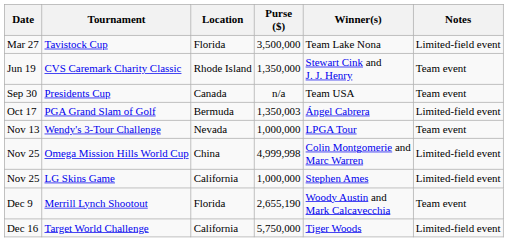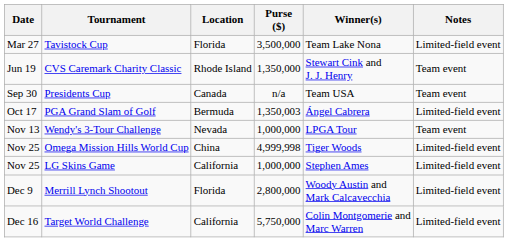(358, 154) Colin Montgomerie and Marc Warren -> (334, 147) Tiger Woods
(279, 203) 2,655,190 -> (279, 190) 2,800,000
(441, 203) Team event -> (458, 190) Limited-field event
(334, 227) Tiger Woods -> (358, 221) Colin Montgomerie and Marc Warren
